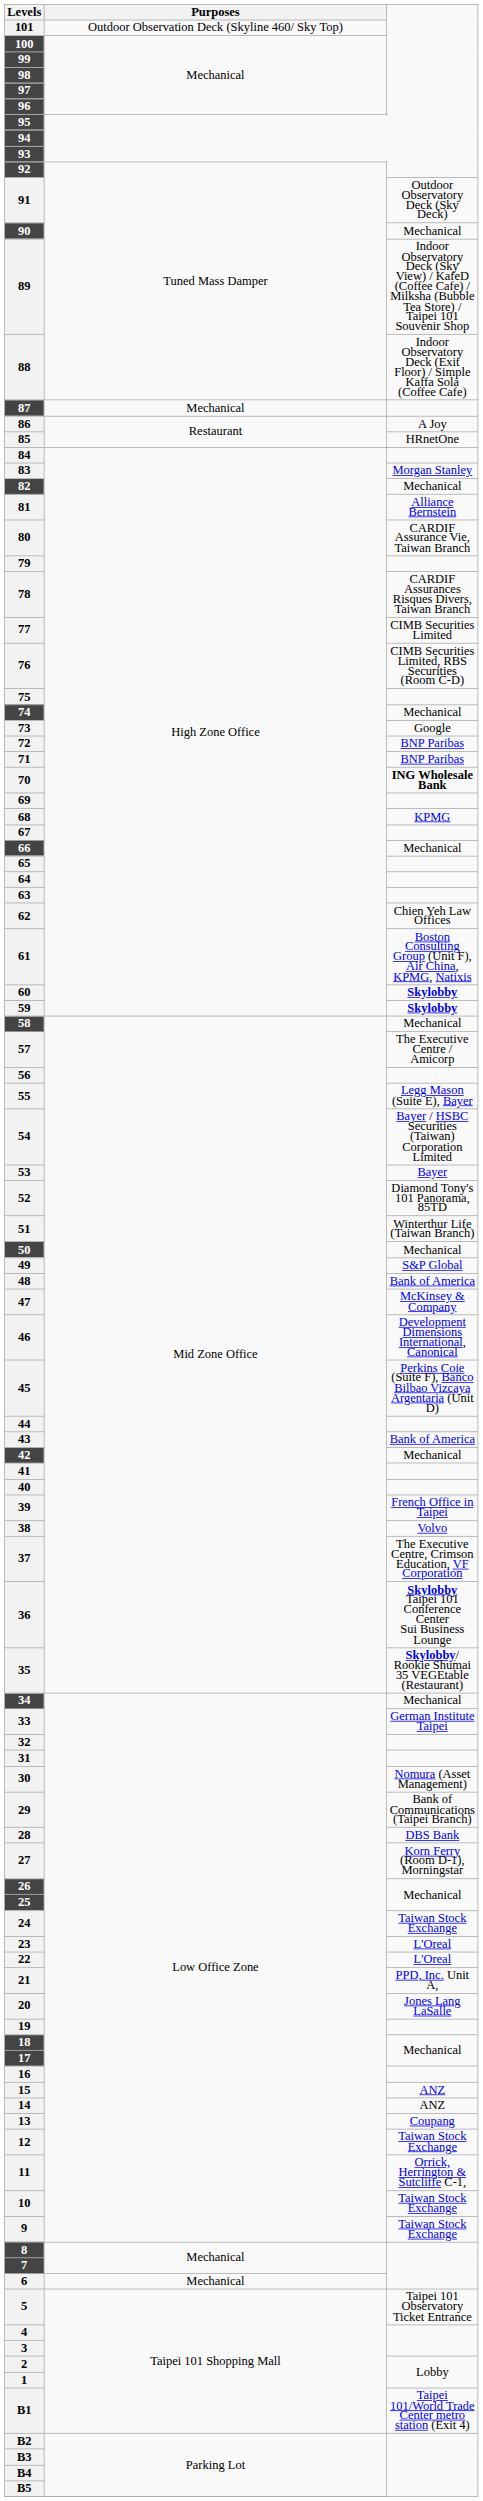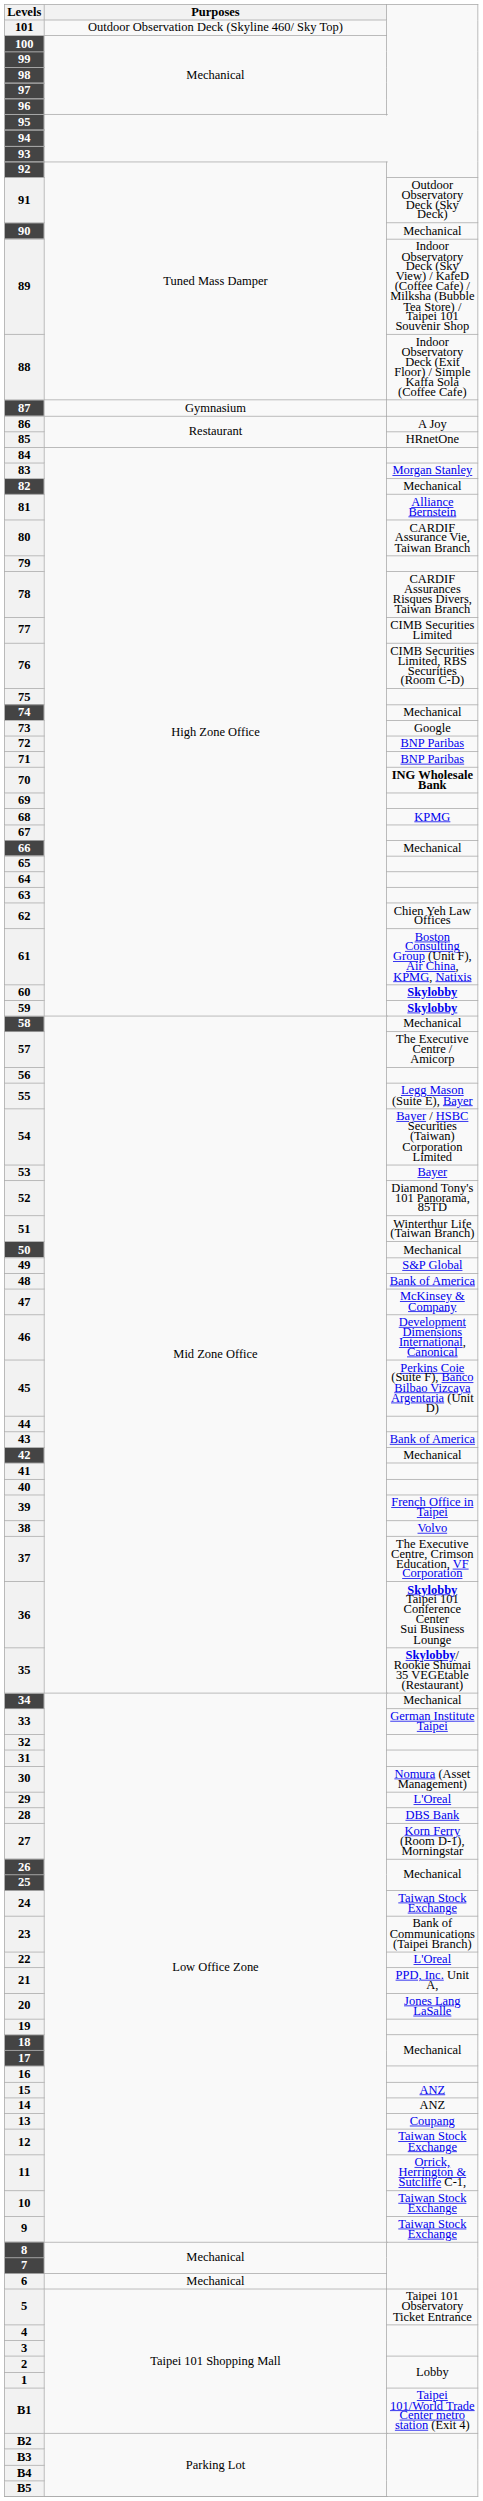(215, 407) Mechanical -> (215, 407) Gymnasium
(432, 1809) Bank of Communications (Taipei Branch) -> (432, 1799) L'Oreal
(432, 1943) L'Oreal -> (432, 1933) Bank of Communications (Taipei Branch)
